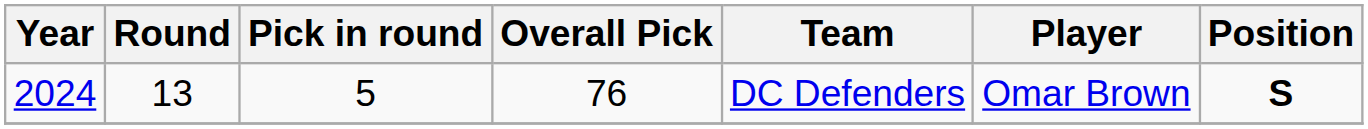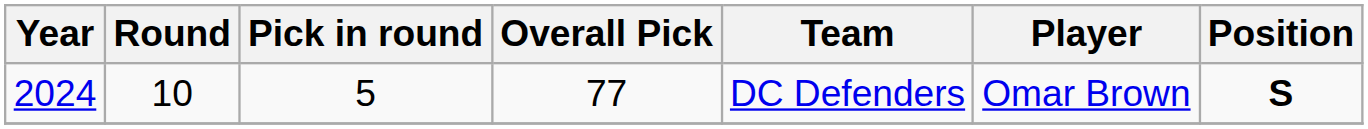(172, 92) 13 -> (172, 92) 10
(607, 92) 76 -> (607, 92) 77
